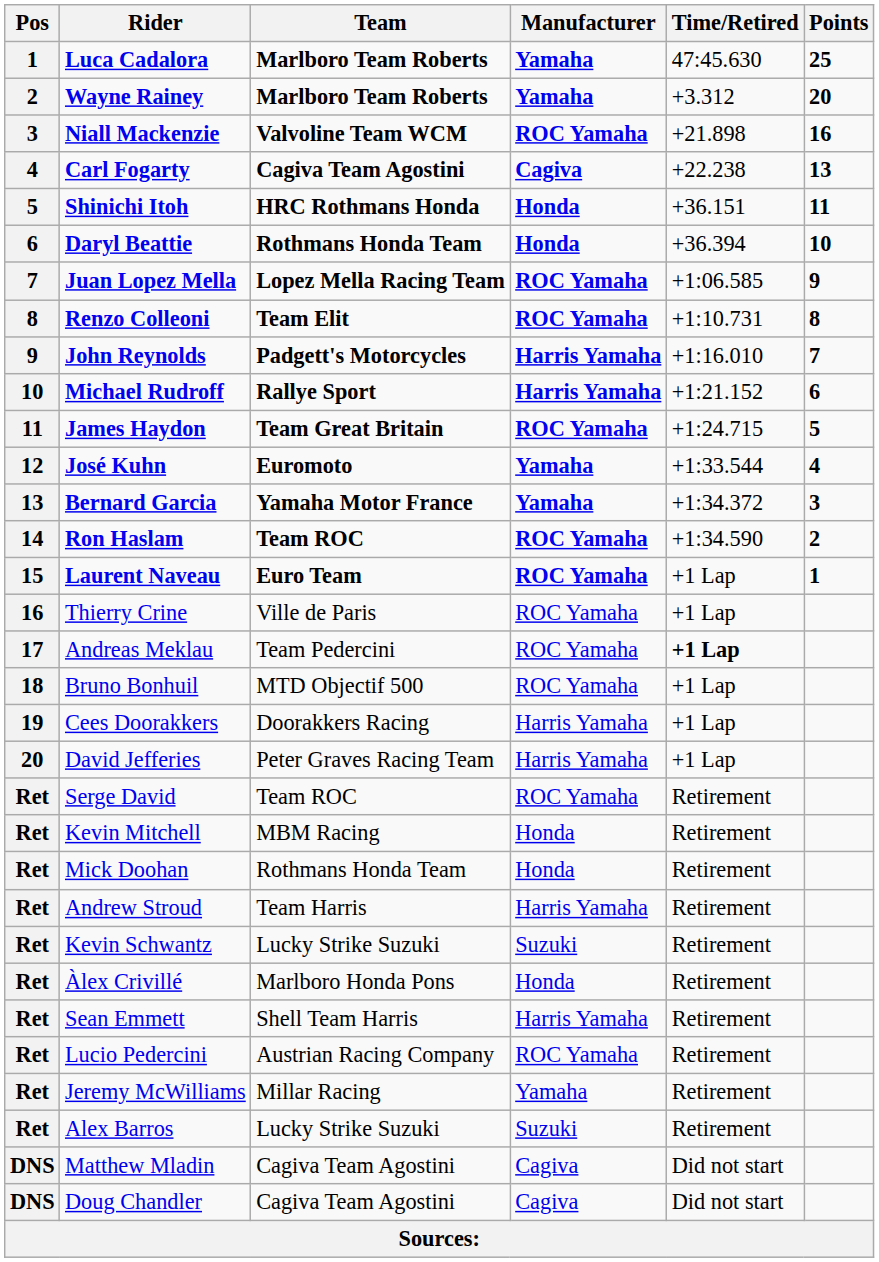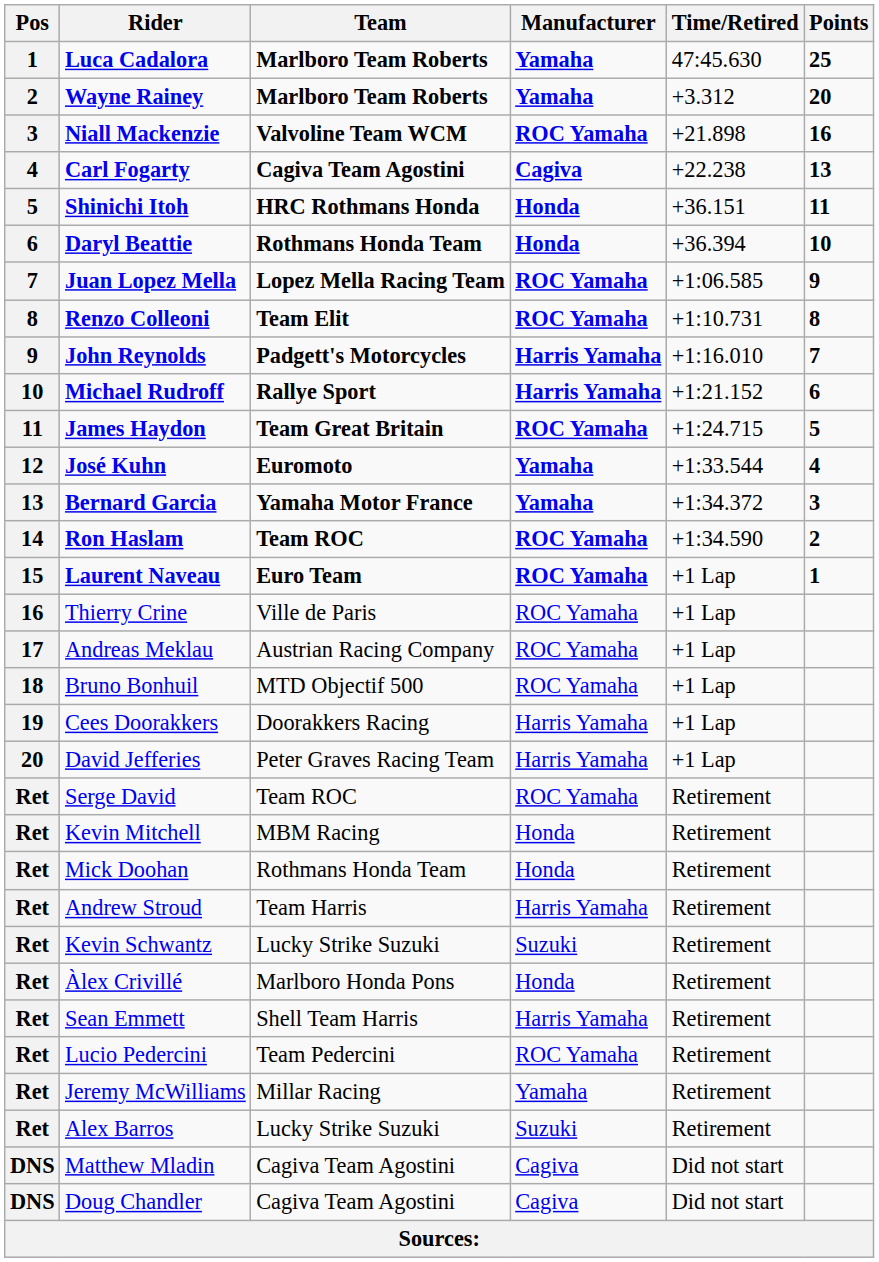(326, 649) Team Pedercini -> (375, 649) Austrian Racing Company
(706, 649) bold -> (704, 649) normal
(375, 1054) Austrian Racing Company -> (326, 1054) Team Pedercini
